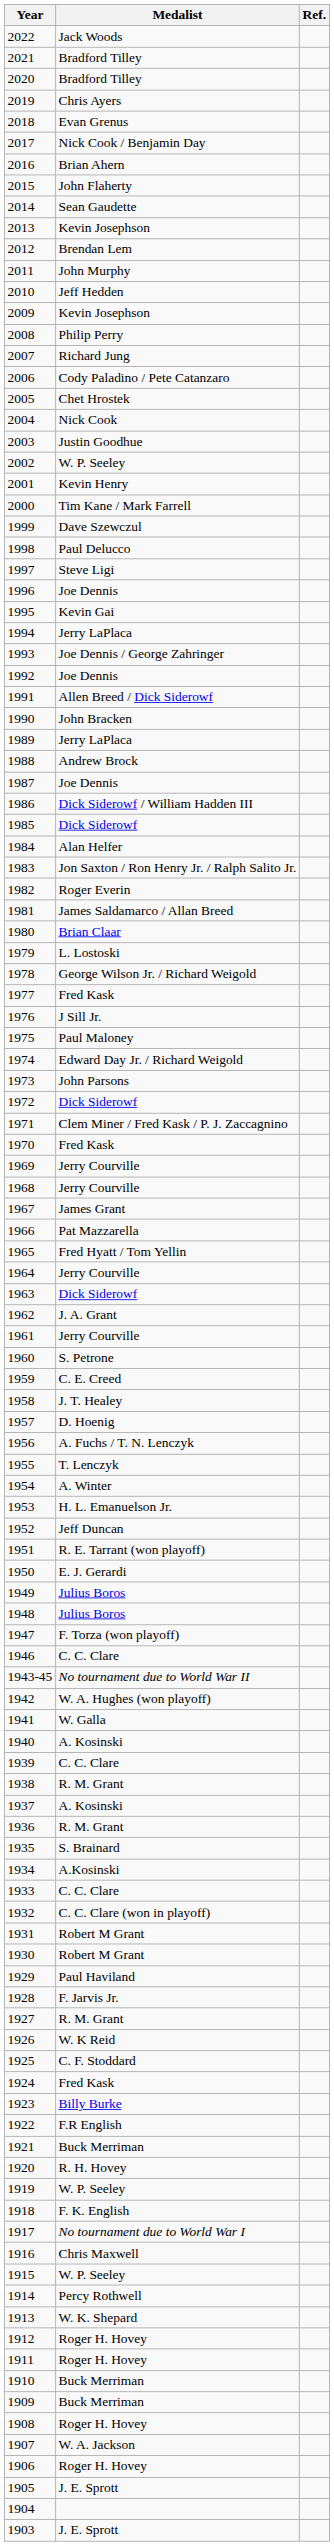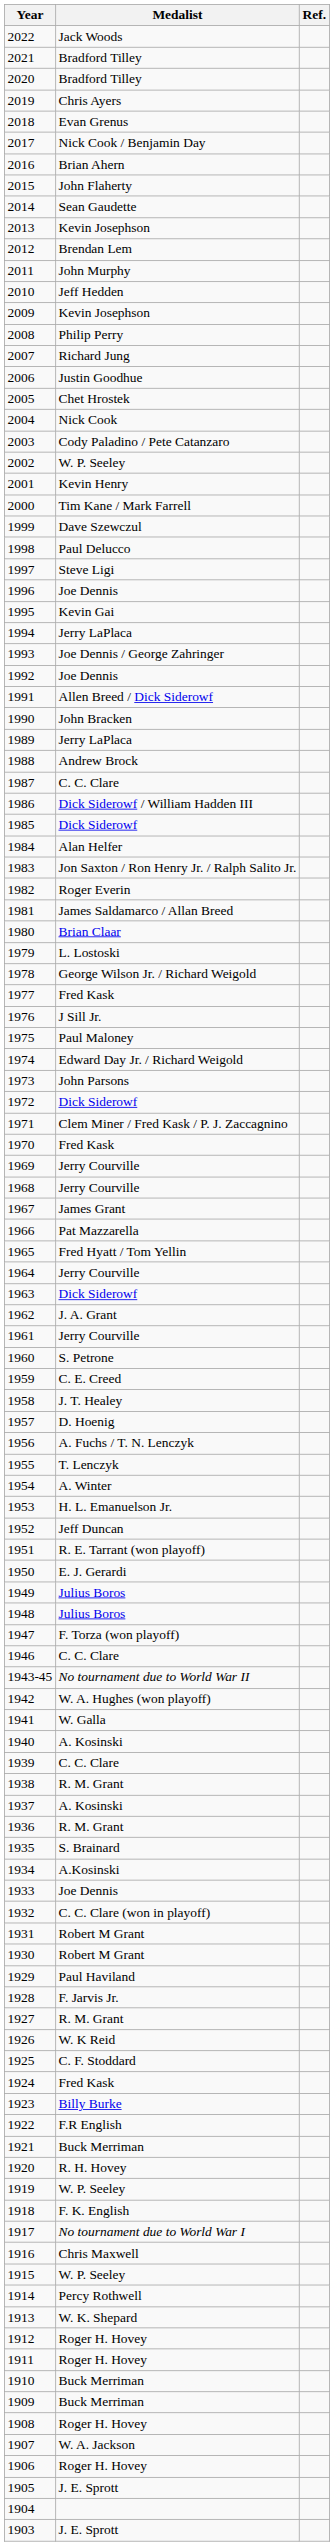(144, 377) Cody Paladino / Pete Catanzaro -> (101, 377) Justin Goodhue
(101, 441) Justin Goodhue -> (144, 441) Cody Paladino / Pete Catanzaro
(88, 782) Joe Dennis -> (89, 782) C. C. Clare
(89, 1890) C. C. Clare -> (88, 1890) Joe Dennis
